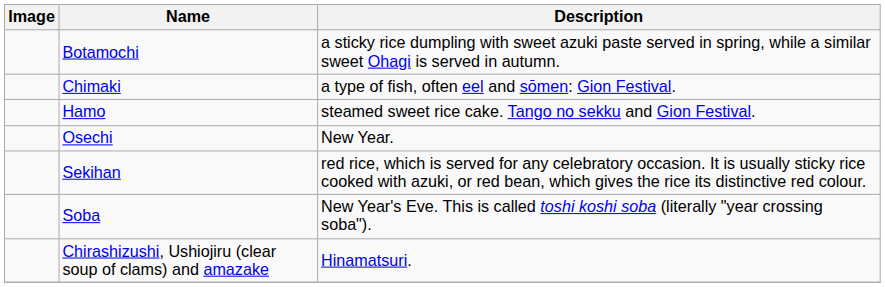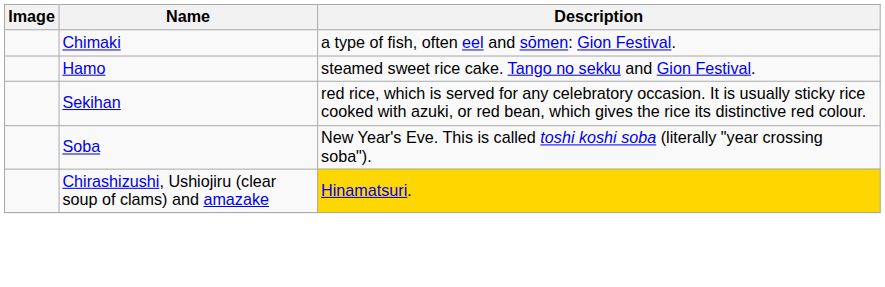- row: (101, 52)
- row: (88, 138)
(366, 260) no background -> (366, 190) gold background
